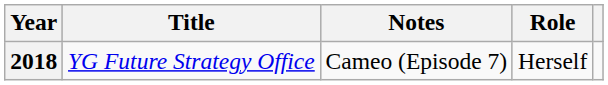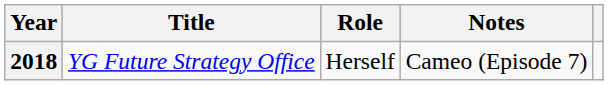columns swapped: (553, 23) <-> (416, 23)
